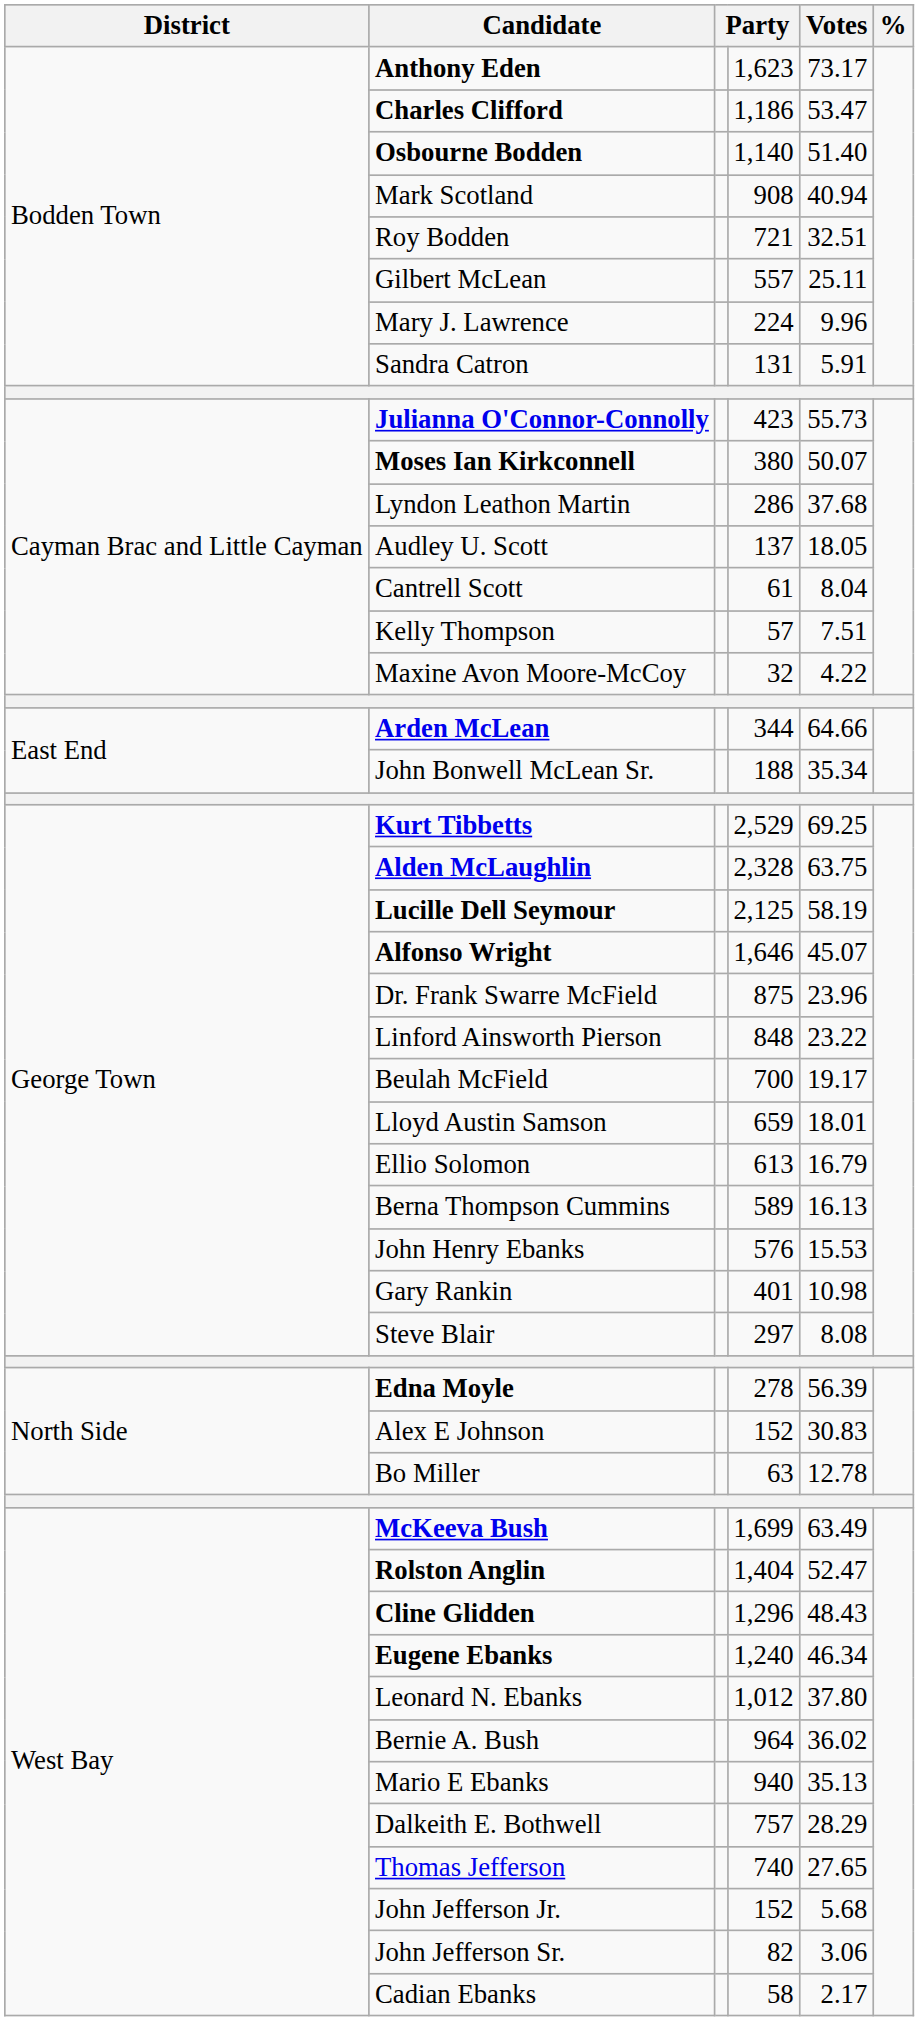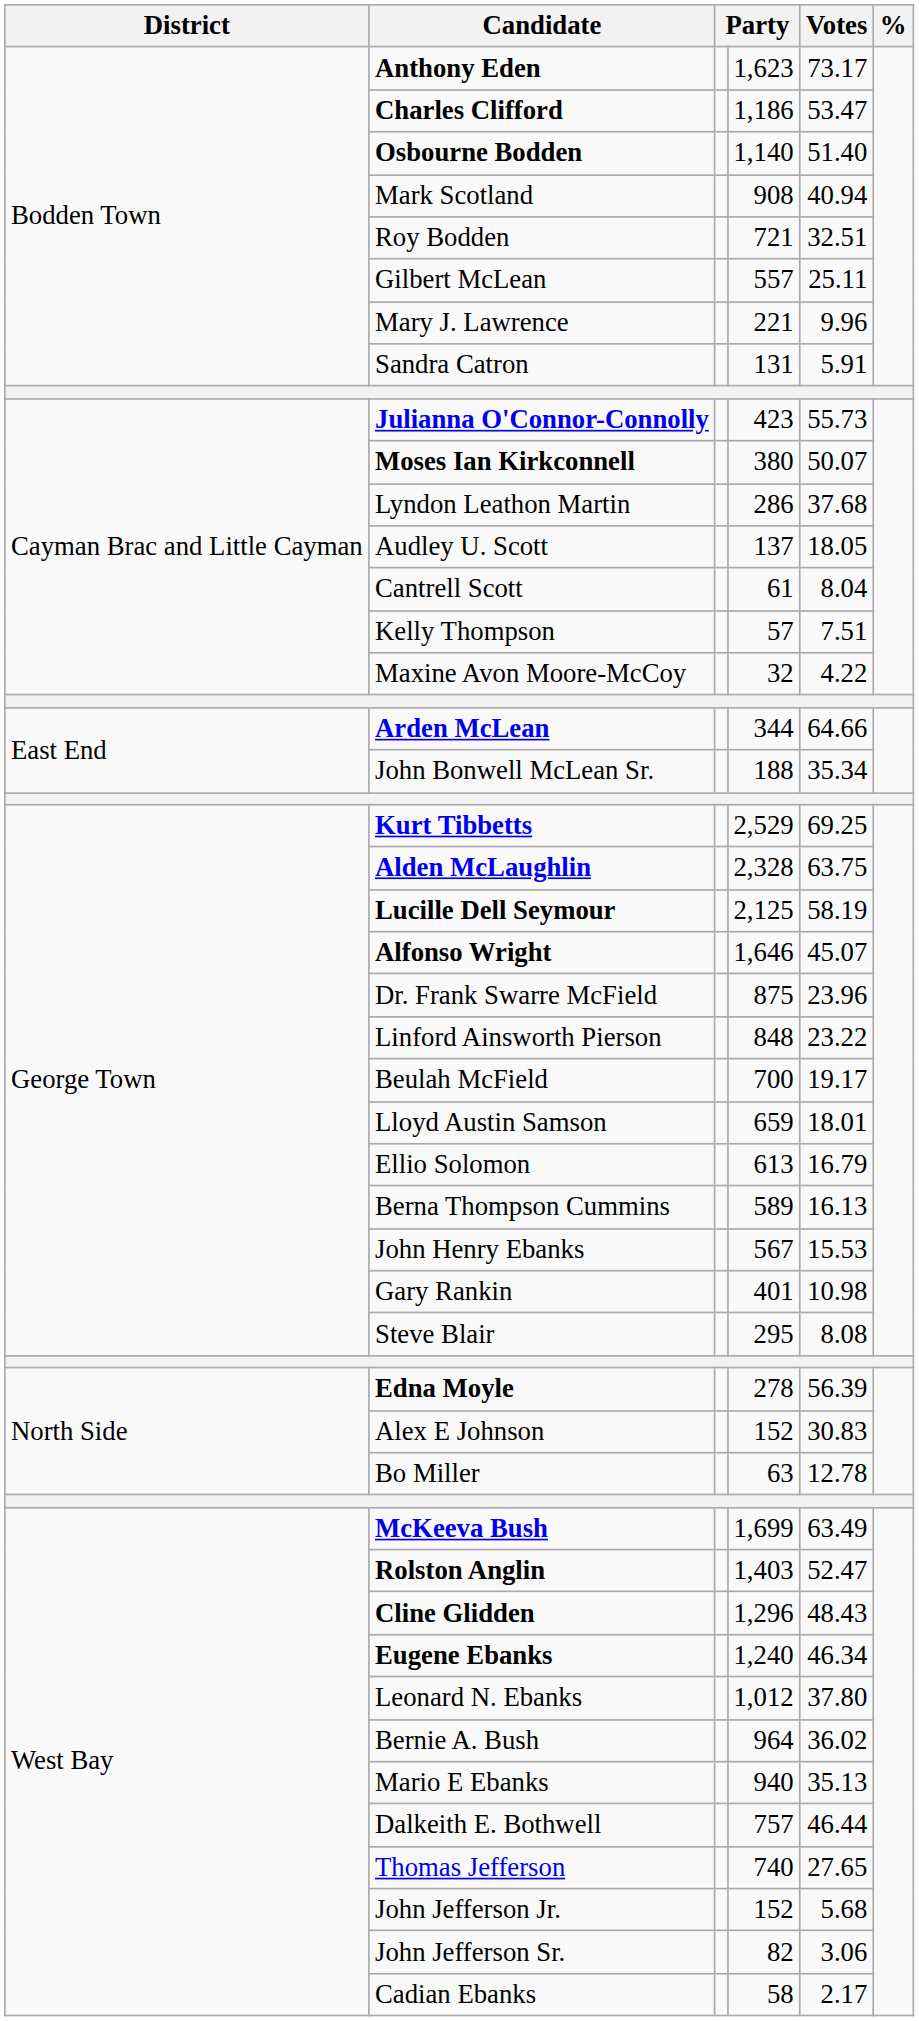(774, 322) 224 -> (774, 322) 221
(774, 1249) 576 -> (774, 1249) 567
(774, 1333) 297 -> (774, 1333) 295
(764, 1570) 1,404 -> (764, 1570) 1,403
(837, 1824) 28.29 -> (837, 1824) 46.44
